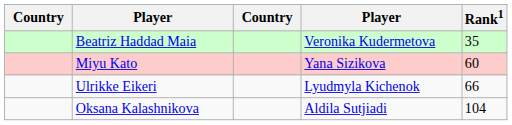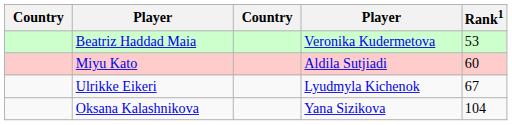(472, 41) 35 -> (472, 41) 53
(345, 64) Yana Sizikova -> (346, 64) Aldila Sutjiadi
(472, 86) 66 -> (472, 86) 67
(346, 108) Aldila Sutjiadi -> (345, 108) Yana Sizikova
